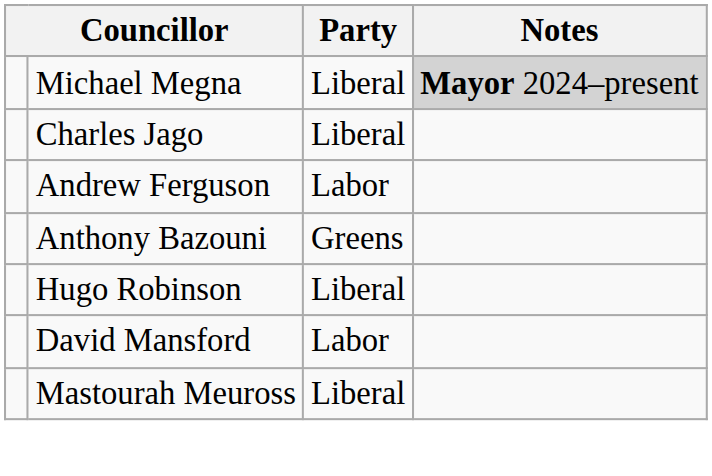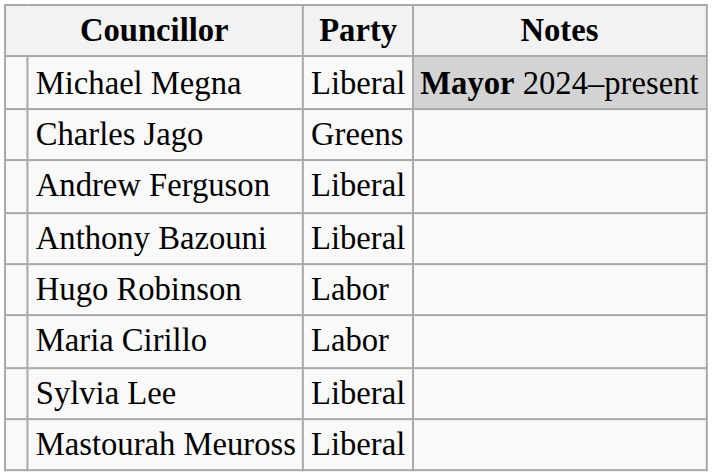(358, 133) Liberal -> (357, 133) Greens
(350, 185) Labor -> (358, 185) Liberal
(357, 237) Greens -> (358, 237) Liberal
(358, 289) Liberal -> (350, 289) Labor
+ row: (121, 340)
+ row: (106, 392)
- row: (143, 340)
